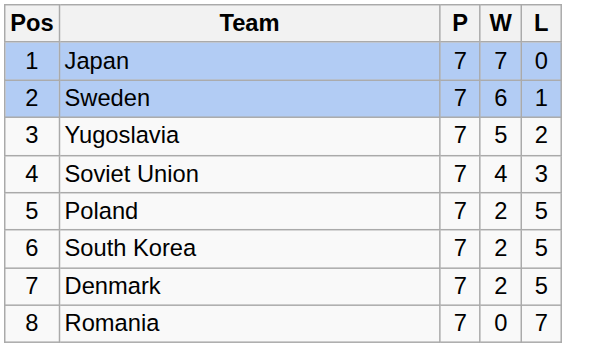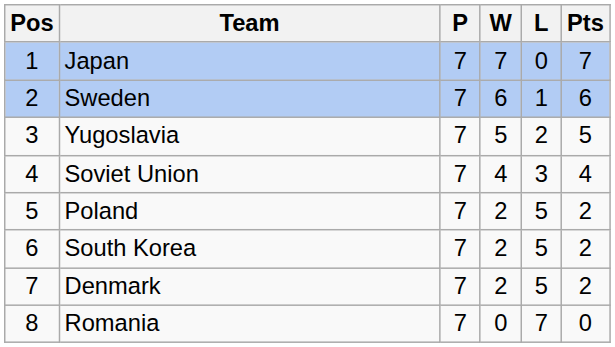+ column: (585, 23)
